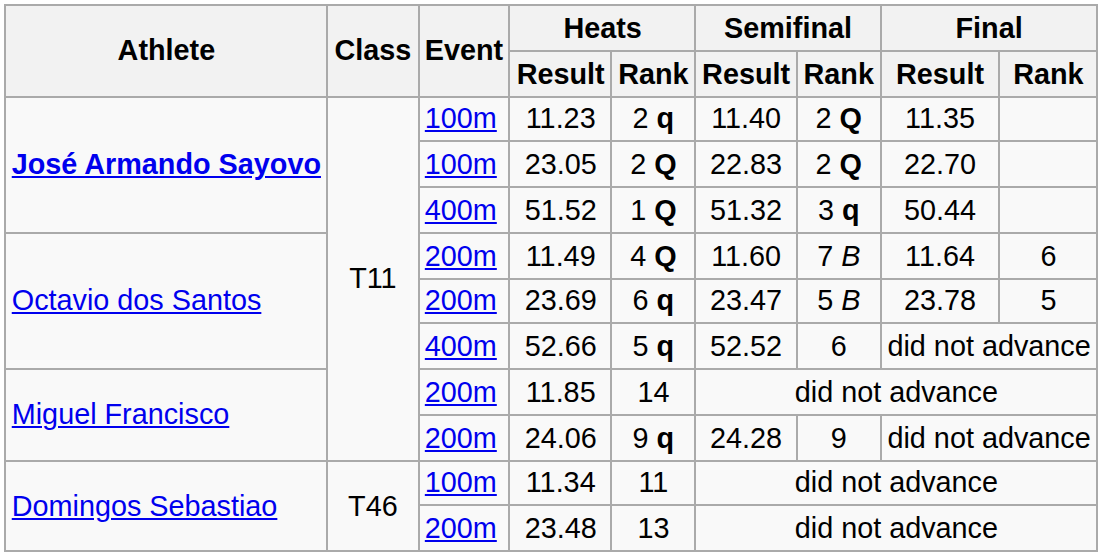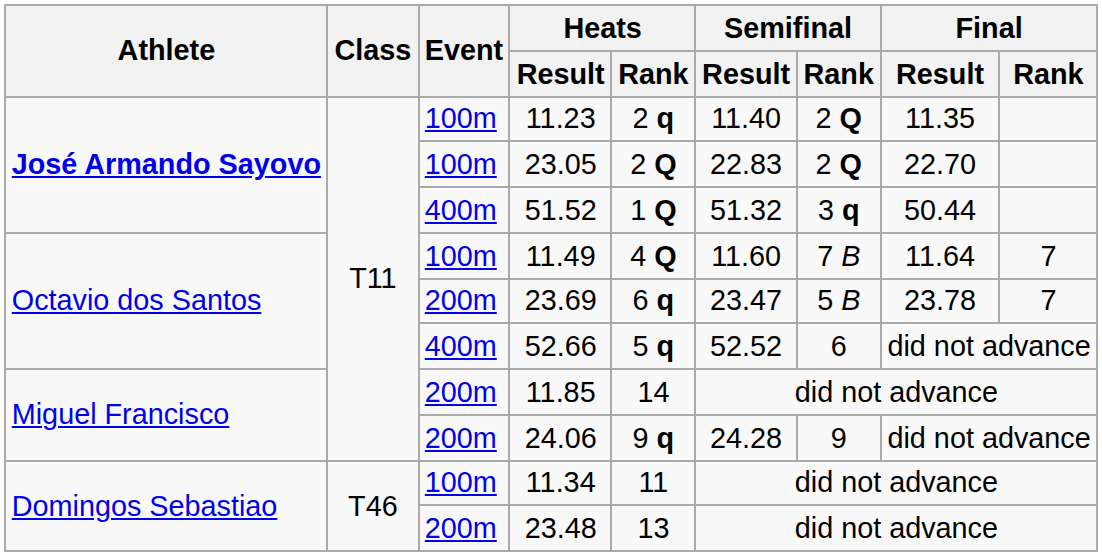(461, 256) 200m -> (461, 256) 100m
(1048, 256) 6 -> (1048, 256) 7
(1048, 301) 5 -> (1048, 301) 7
